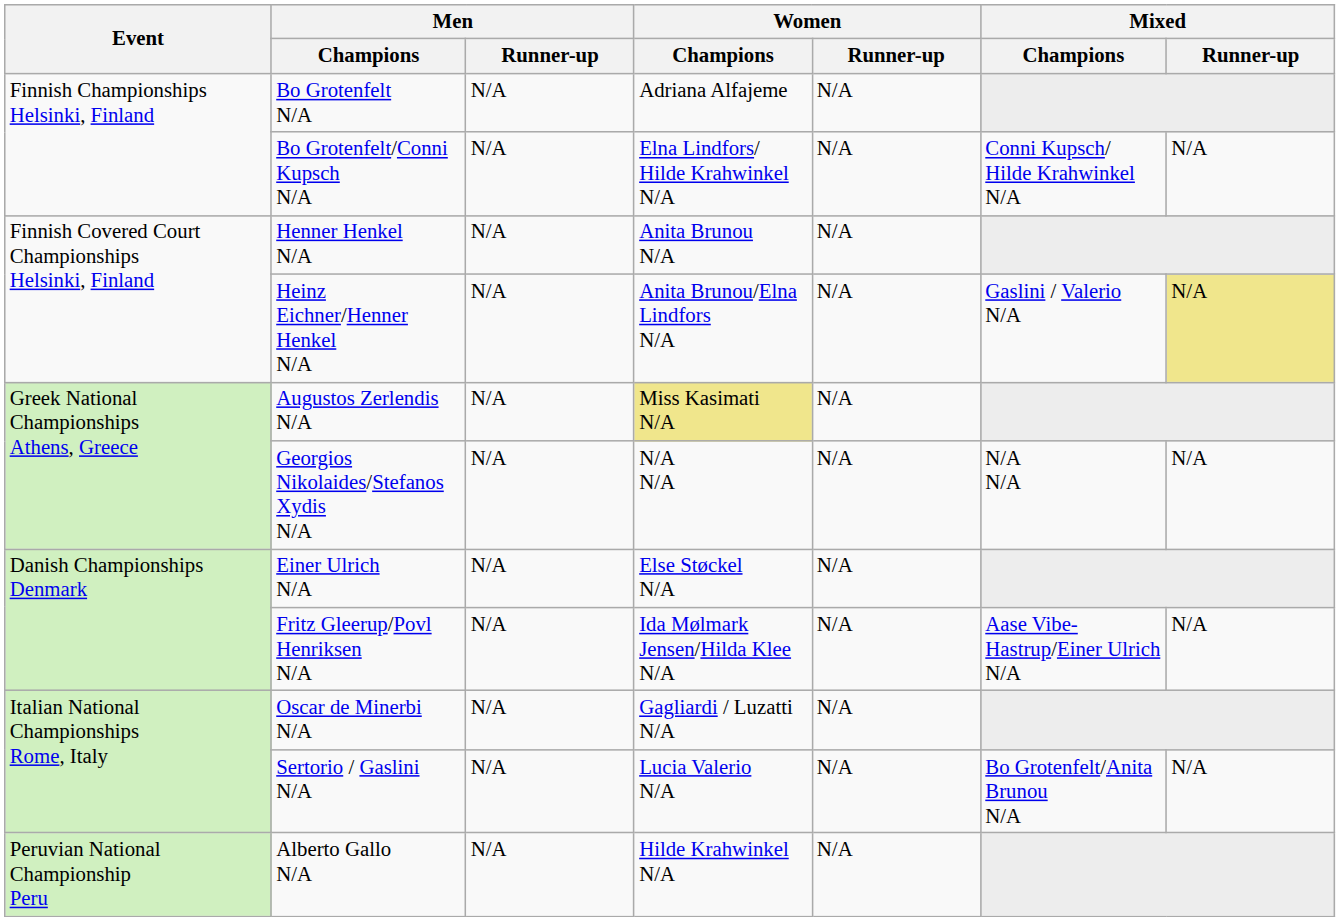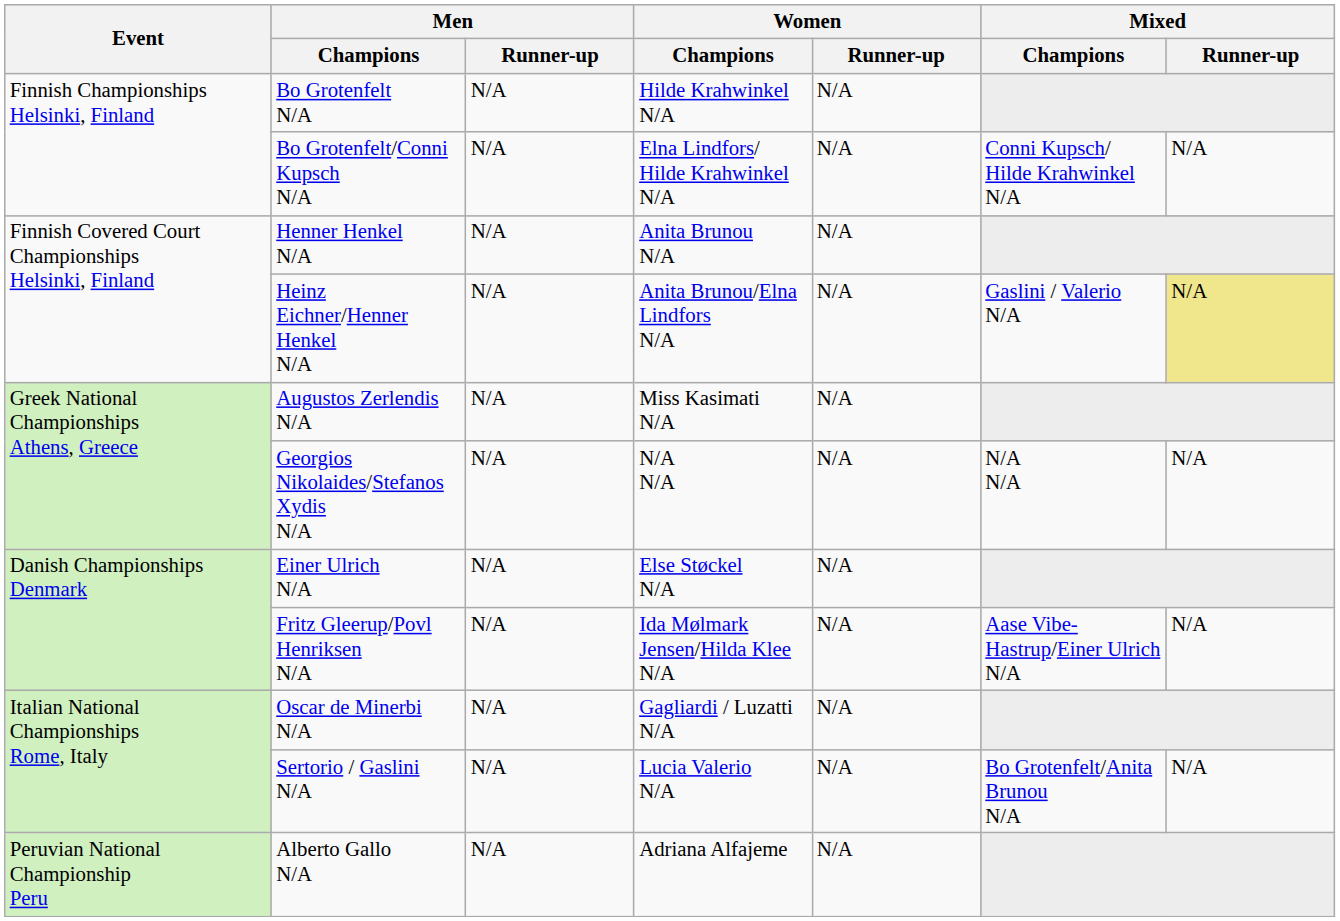(713, 89) Adriana Alfajeme -> (714, 102) Hilde Krahwinkel N/A
(700, 410) khaki background -> (700, 410) no background
(714, 861) Hilde Krahwinkel N/A -> (713, 849) Adriana Alfajeme
